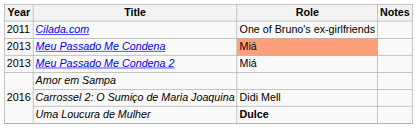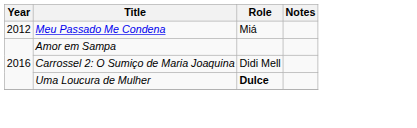- row: (62, 30)
(19, 47) 2013 -> (19, 30) 2012
(248, 47) lightsalmon background -> (248, 30) no background
- row: (105, 64)
